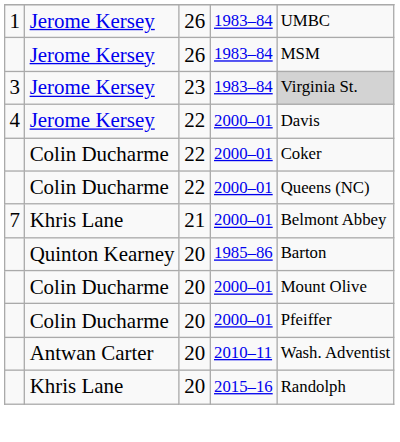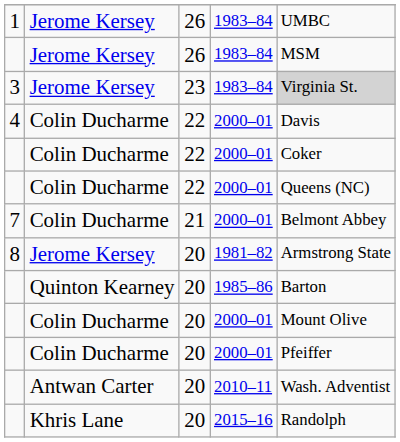(92, 120) Jerome Kersey -> (99, 120) Colin Ducharme
(76, 220) Khris Lane -> (99, 220) Colin Ducharme
+ row: (15, 253)
